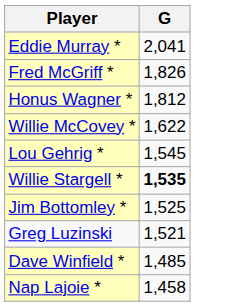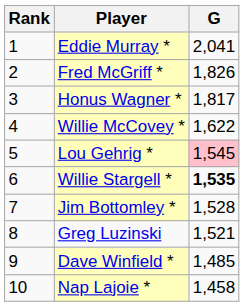+ column: (29, 18)
(165, 99) 1,812 -> (214, 99) 1,817
(165, 153) no background -> (214, 153) pink background
(165, 207) 1,525 -> (214, 207) 1,528
